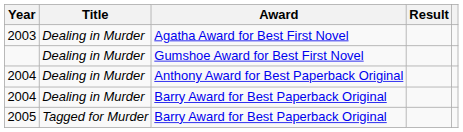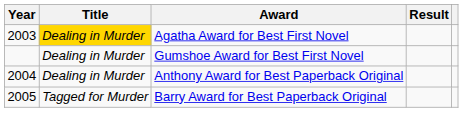(93, 35) no background -> (93, 35) gold background
- row: (22, 96)
